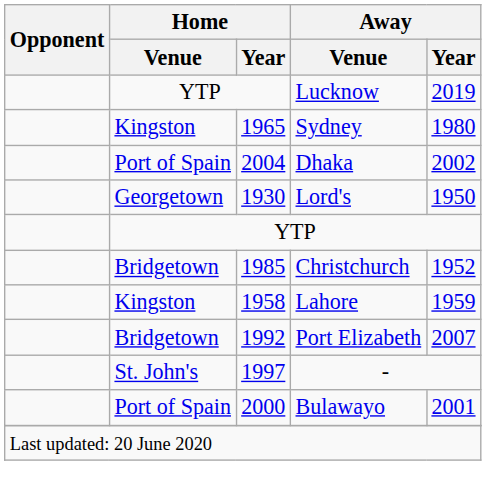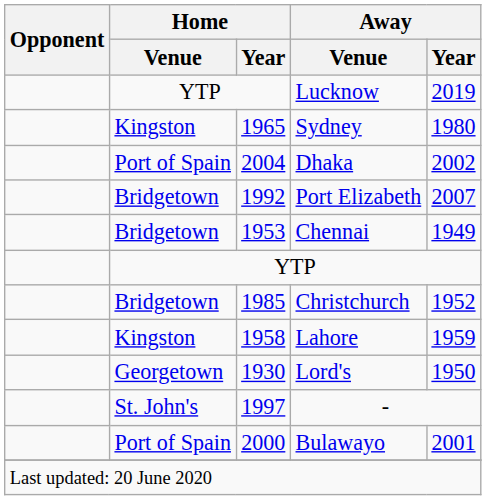rows swapped: (323, 197) <-> (358, 337)
+ row: (332, 232)
